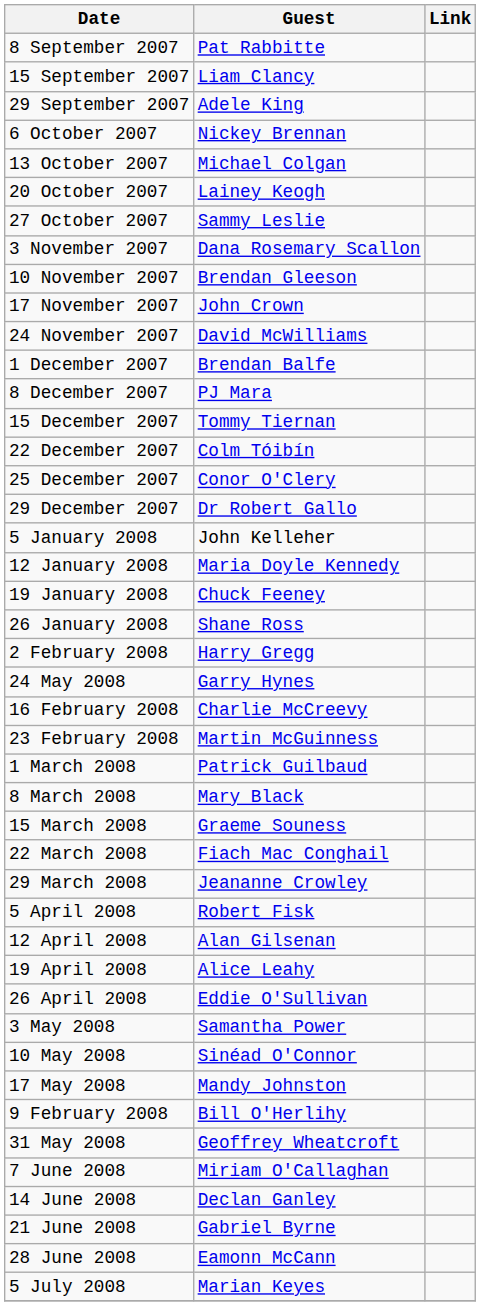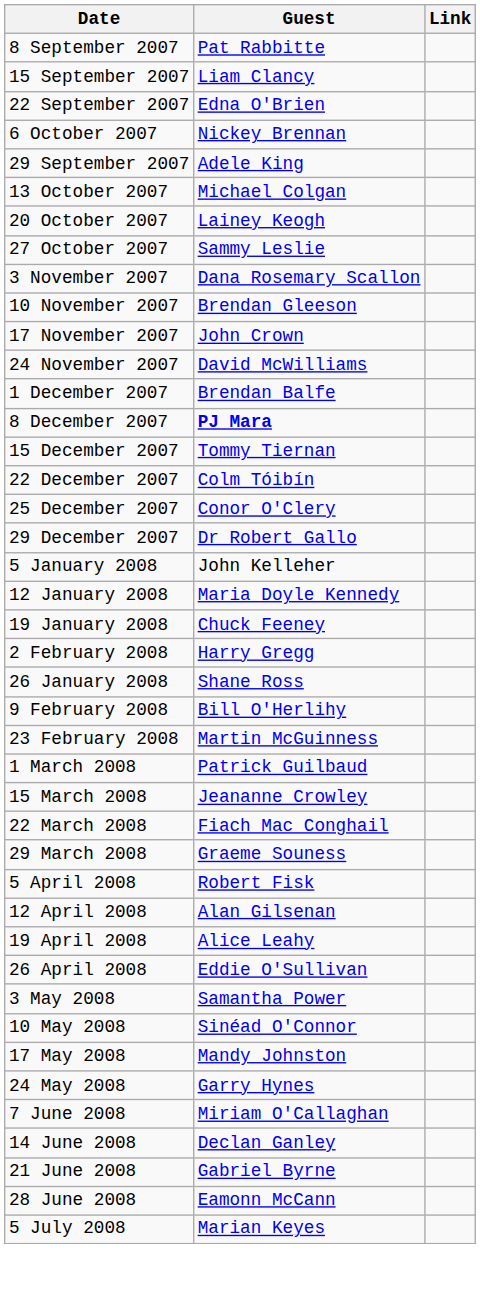+ row: (99, 106)
rows swapped: (99, 106) <-> (83, 134)
(235, 394) normal -> (235, 422) bold
rows swapped: (88, 624) <-> (88, 653)
rows swapped: (88, 1114) <-> (67, 682)
- row: (94, 711)
- row: (73, 797)
(272, 826) Graeme Souness -> (283, 797) Jeananne Crowley
(283, 884) Jeananne Crowley -> (272, 855) Graeme Souness
- row: (67, 1143)
